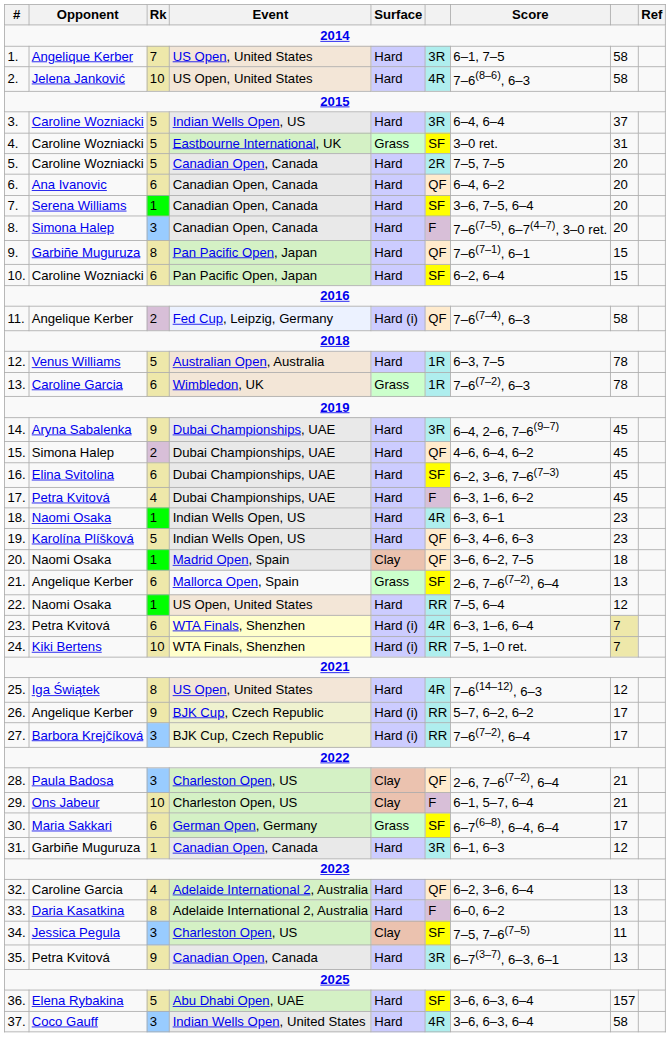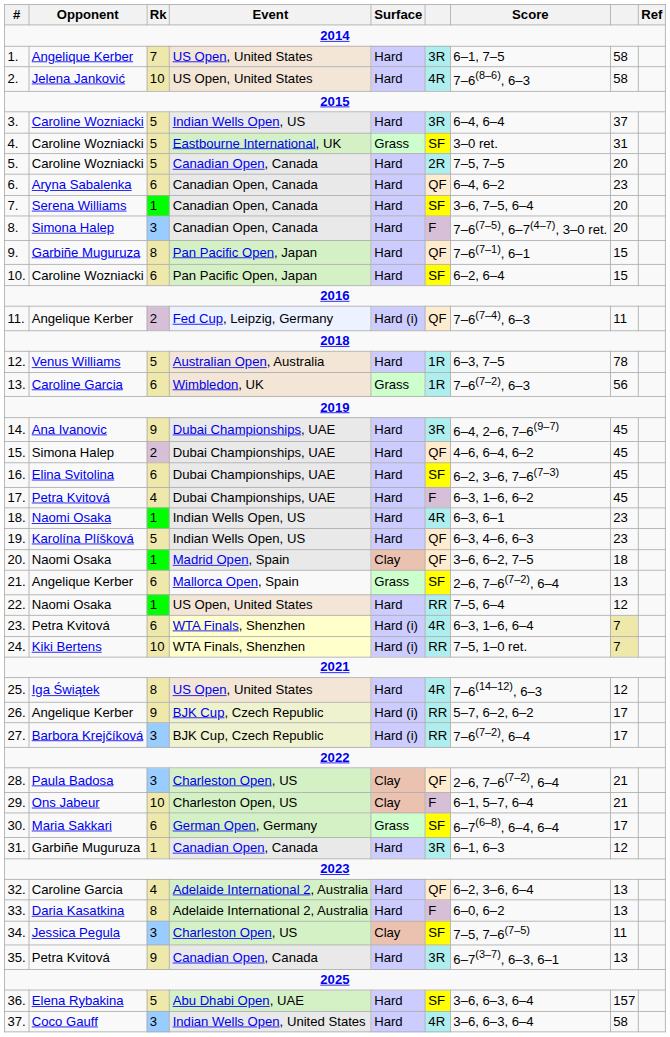(69, 184) Ana Ivanovic -> (82, 184) Aryna Sabalenka
(621, 184) 20 -> (621, 184) 23
(621, 318) 58 -> (620, 318) 11
(621, 384) 78 -> (621, 384) 56
(82, 429) Aryna Sabalenka -> (69, 429) Ana Ivanovic
